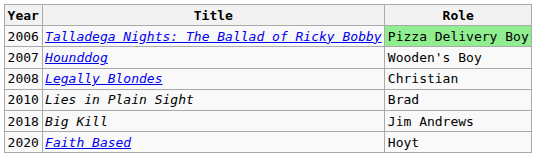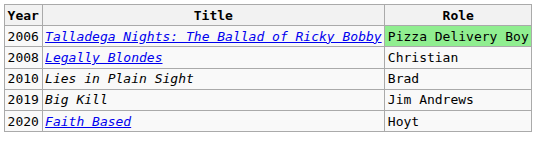- row: (76, 57)
(23, 121) 2018 -> (23, 100) 2019
